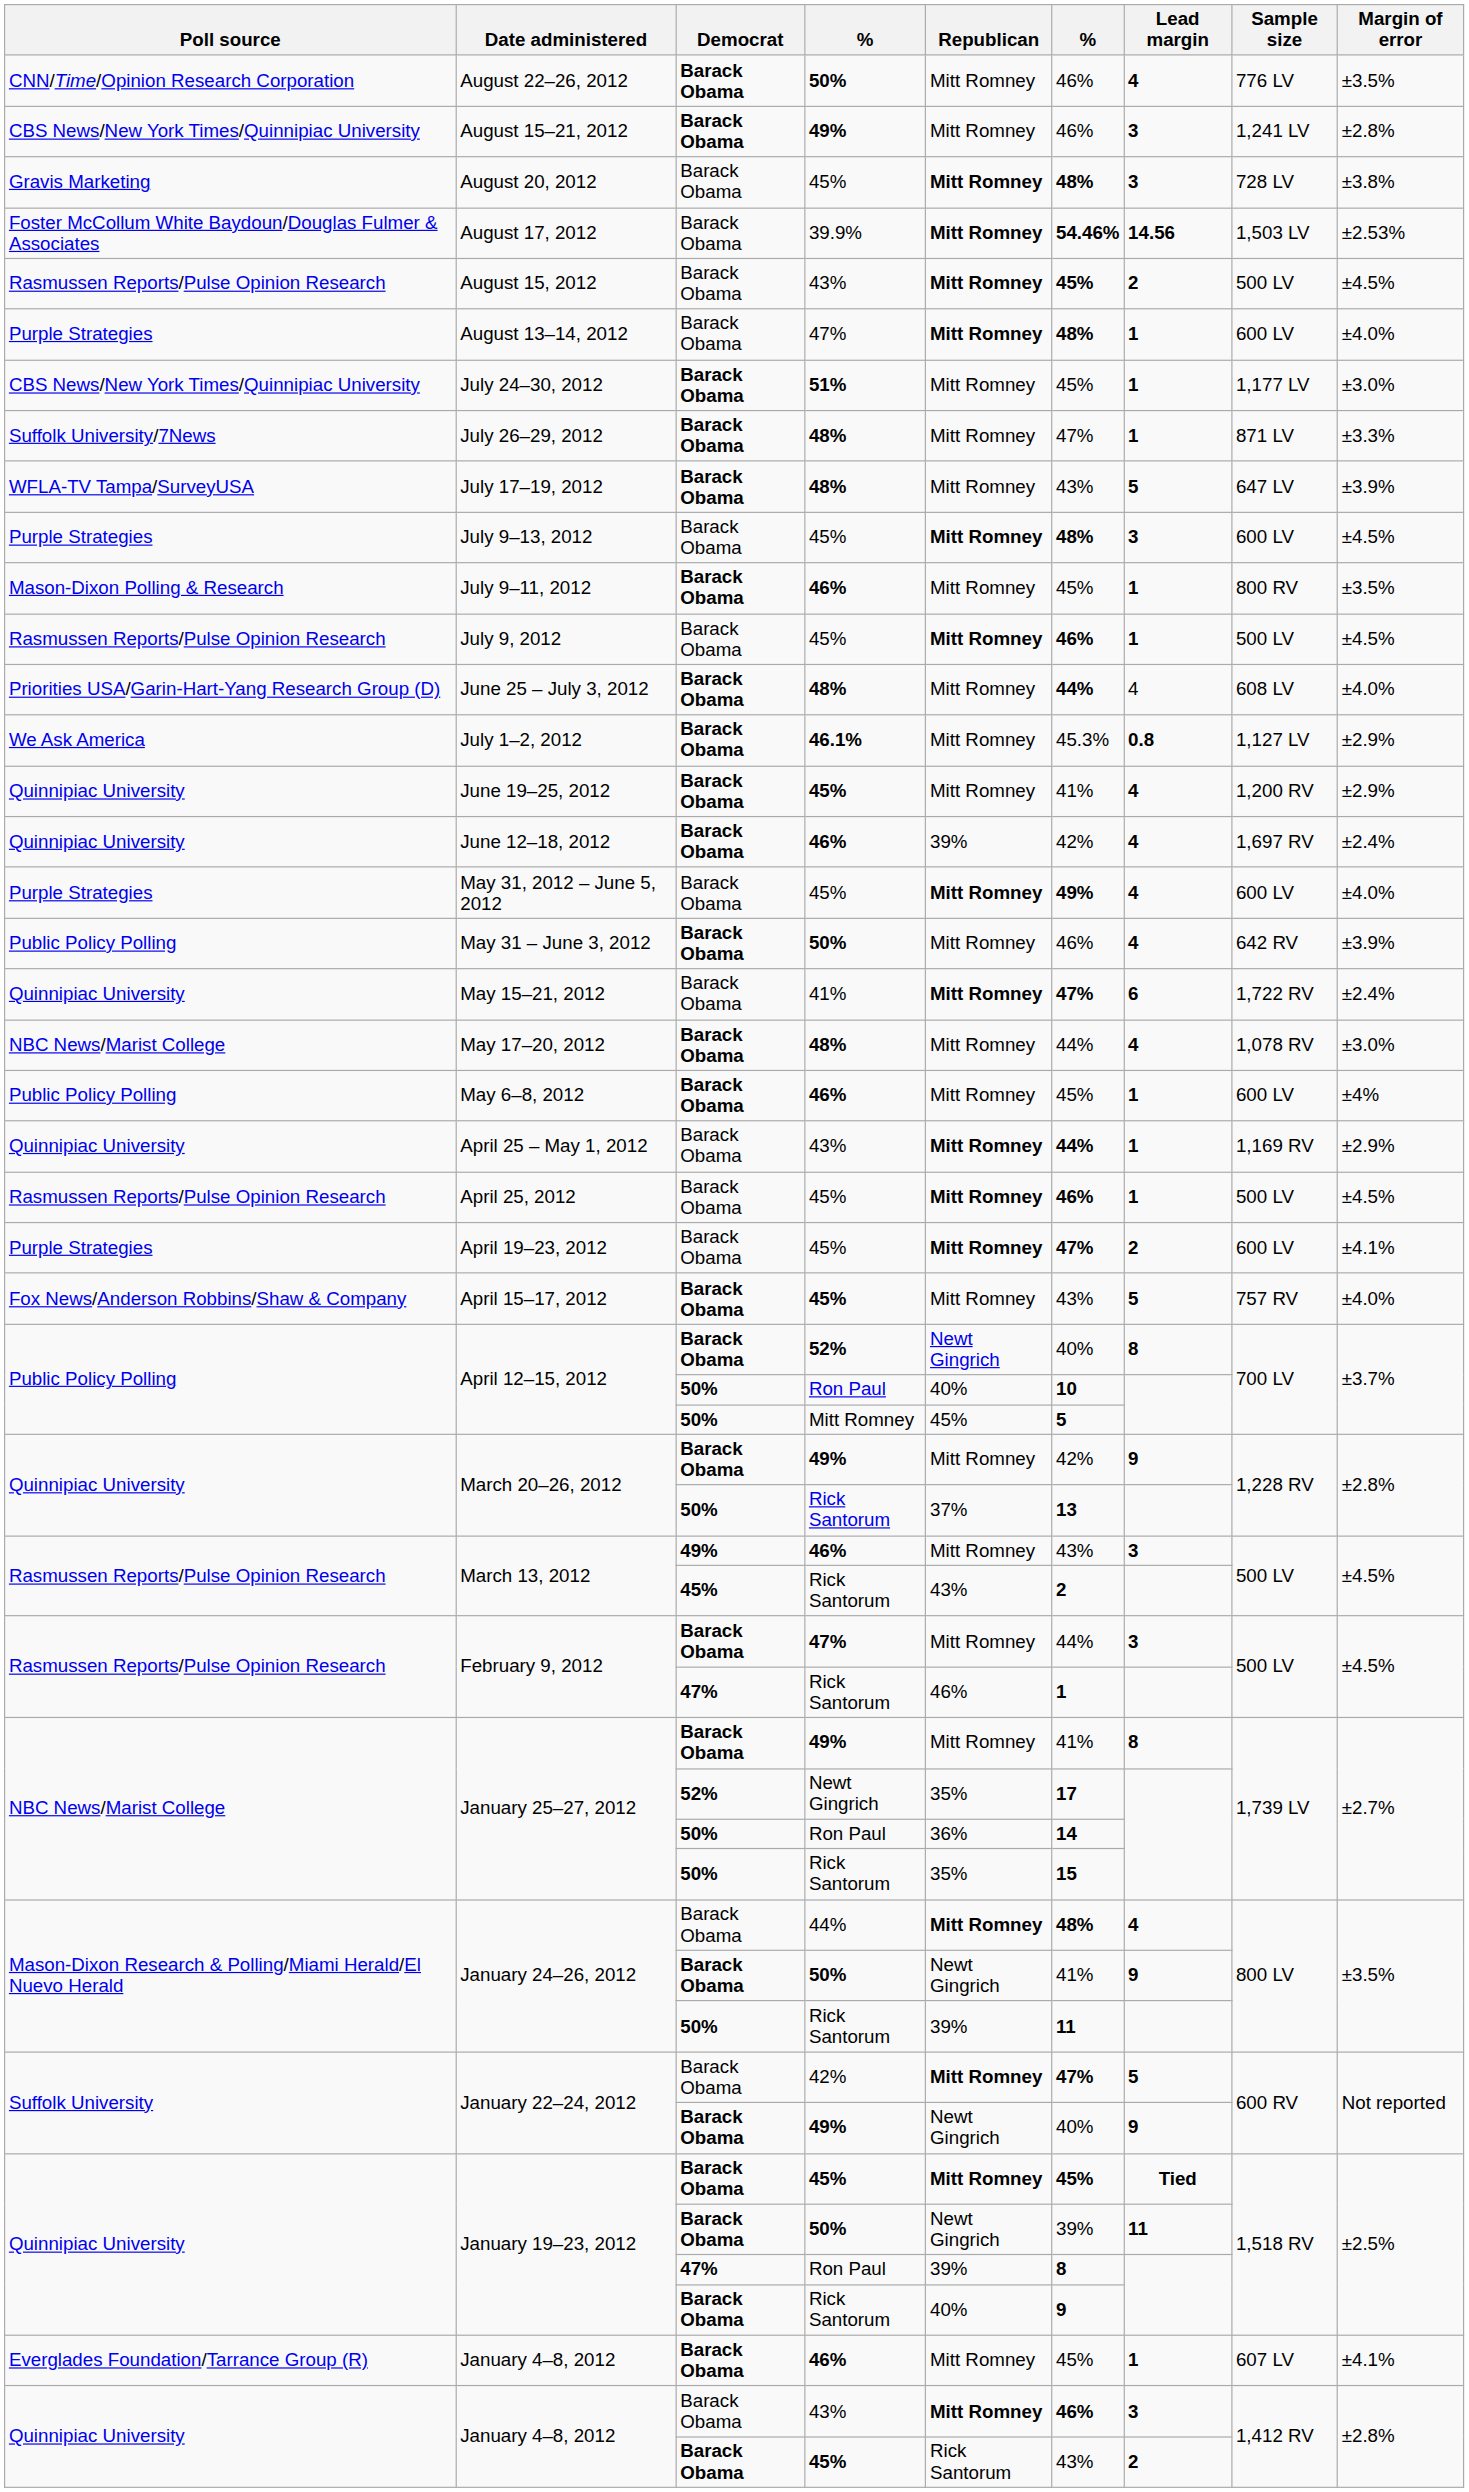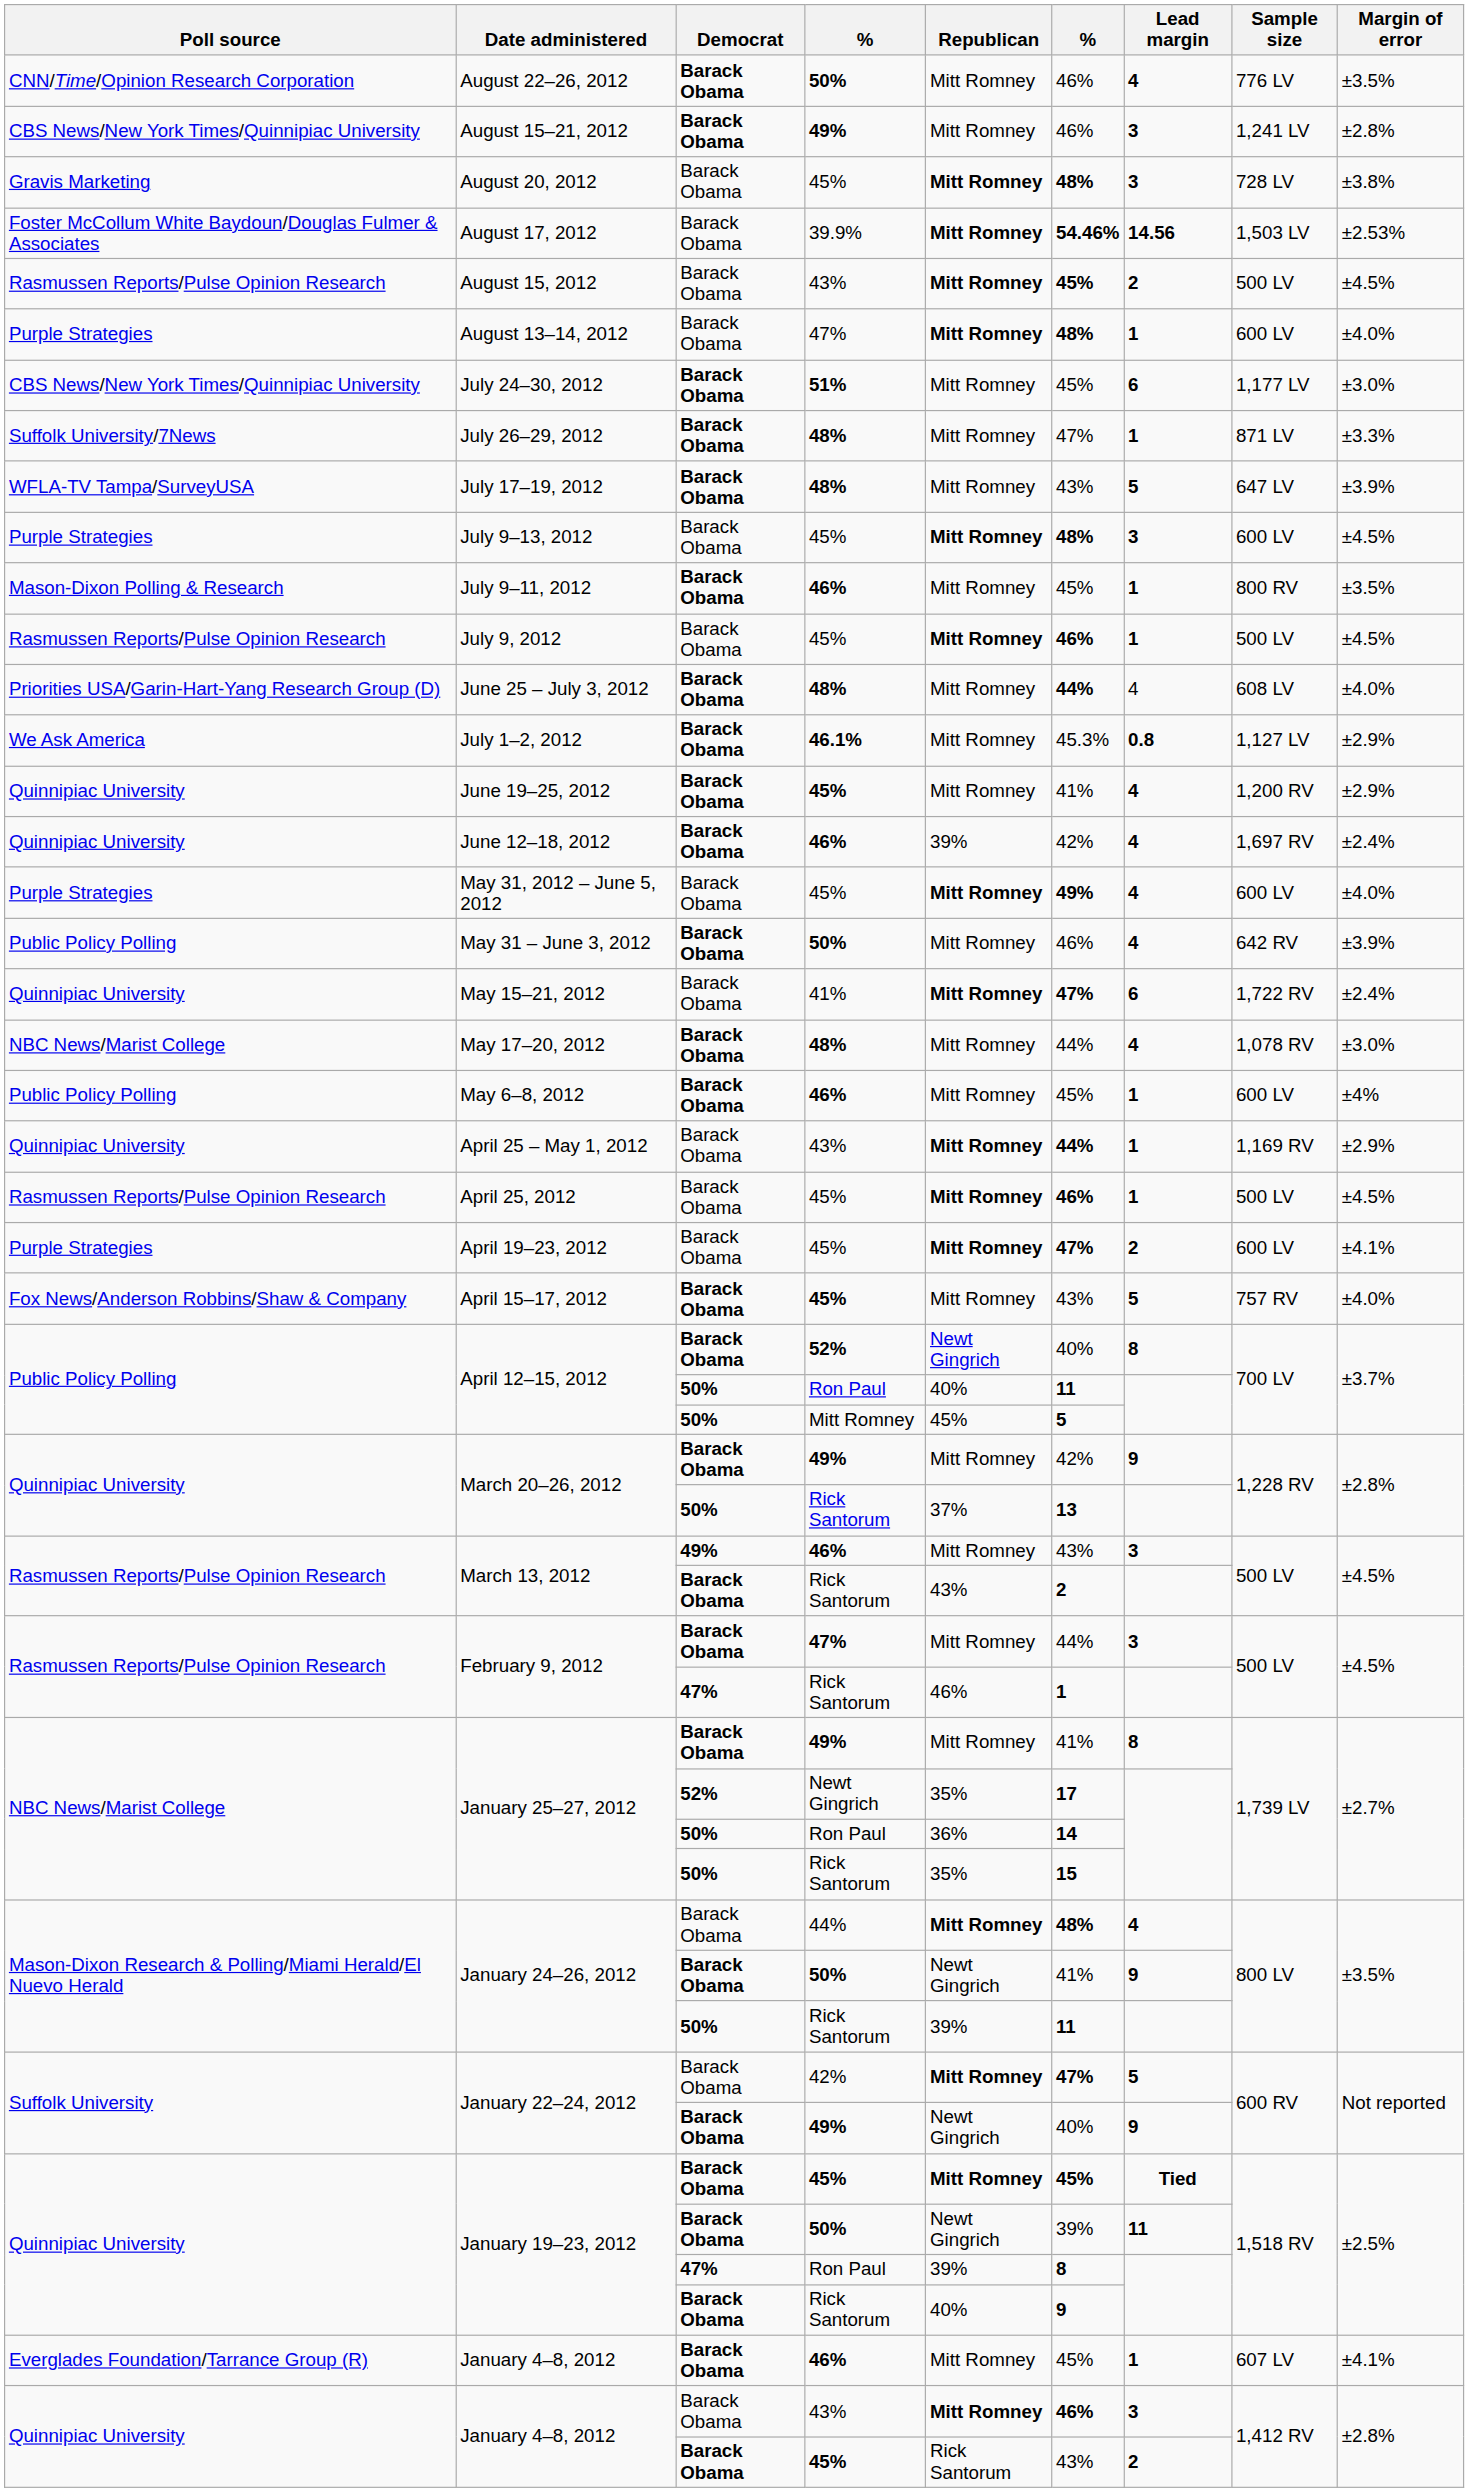(1133, 385) 1 -> (1133, 385) 6
(1066, 1389) 10 -> (1066, 1389) 11
(699, 1590) 45% -> (712, 1590) Barack Obama
